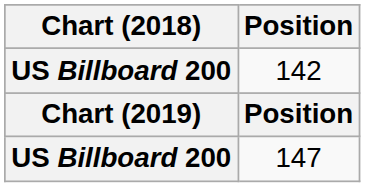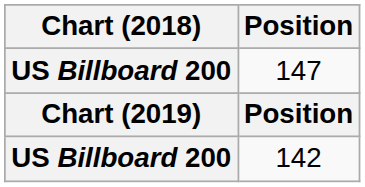rows swapped: (299, 158) <-> (299, 70)
